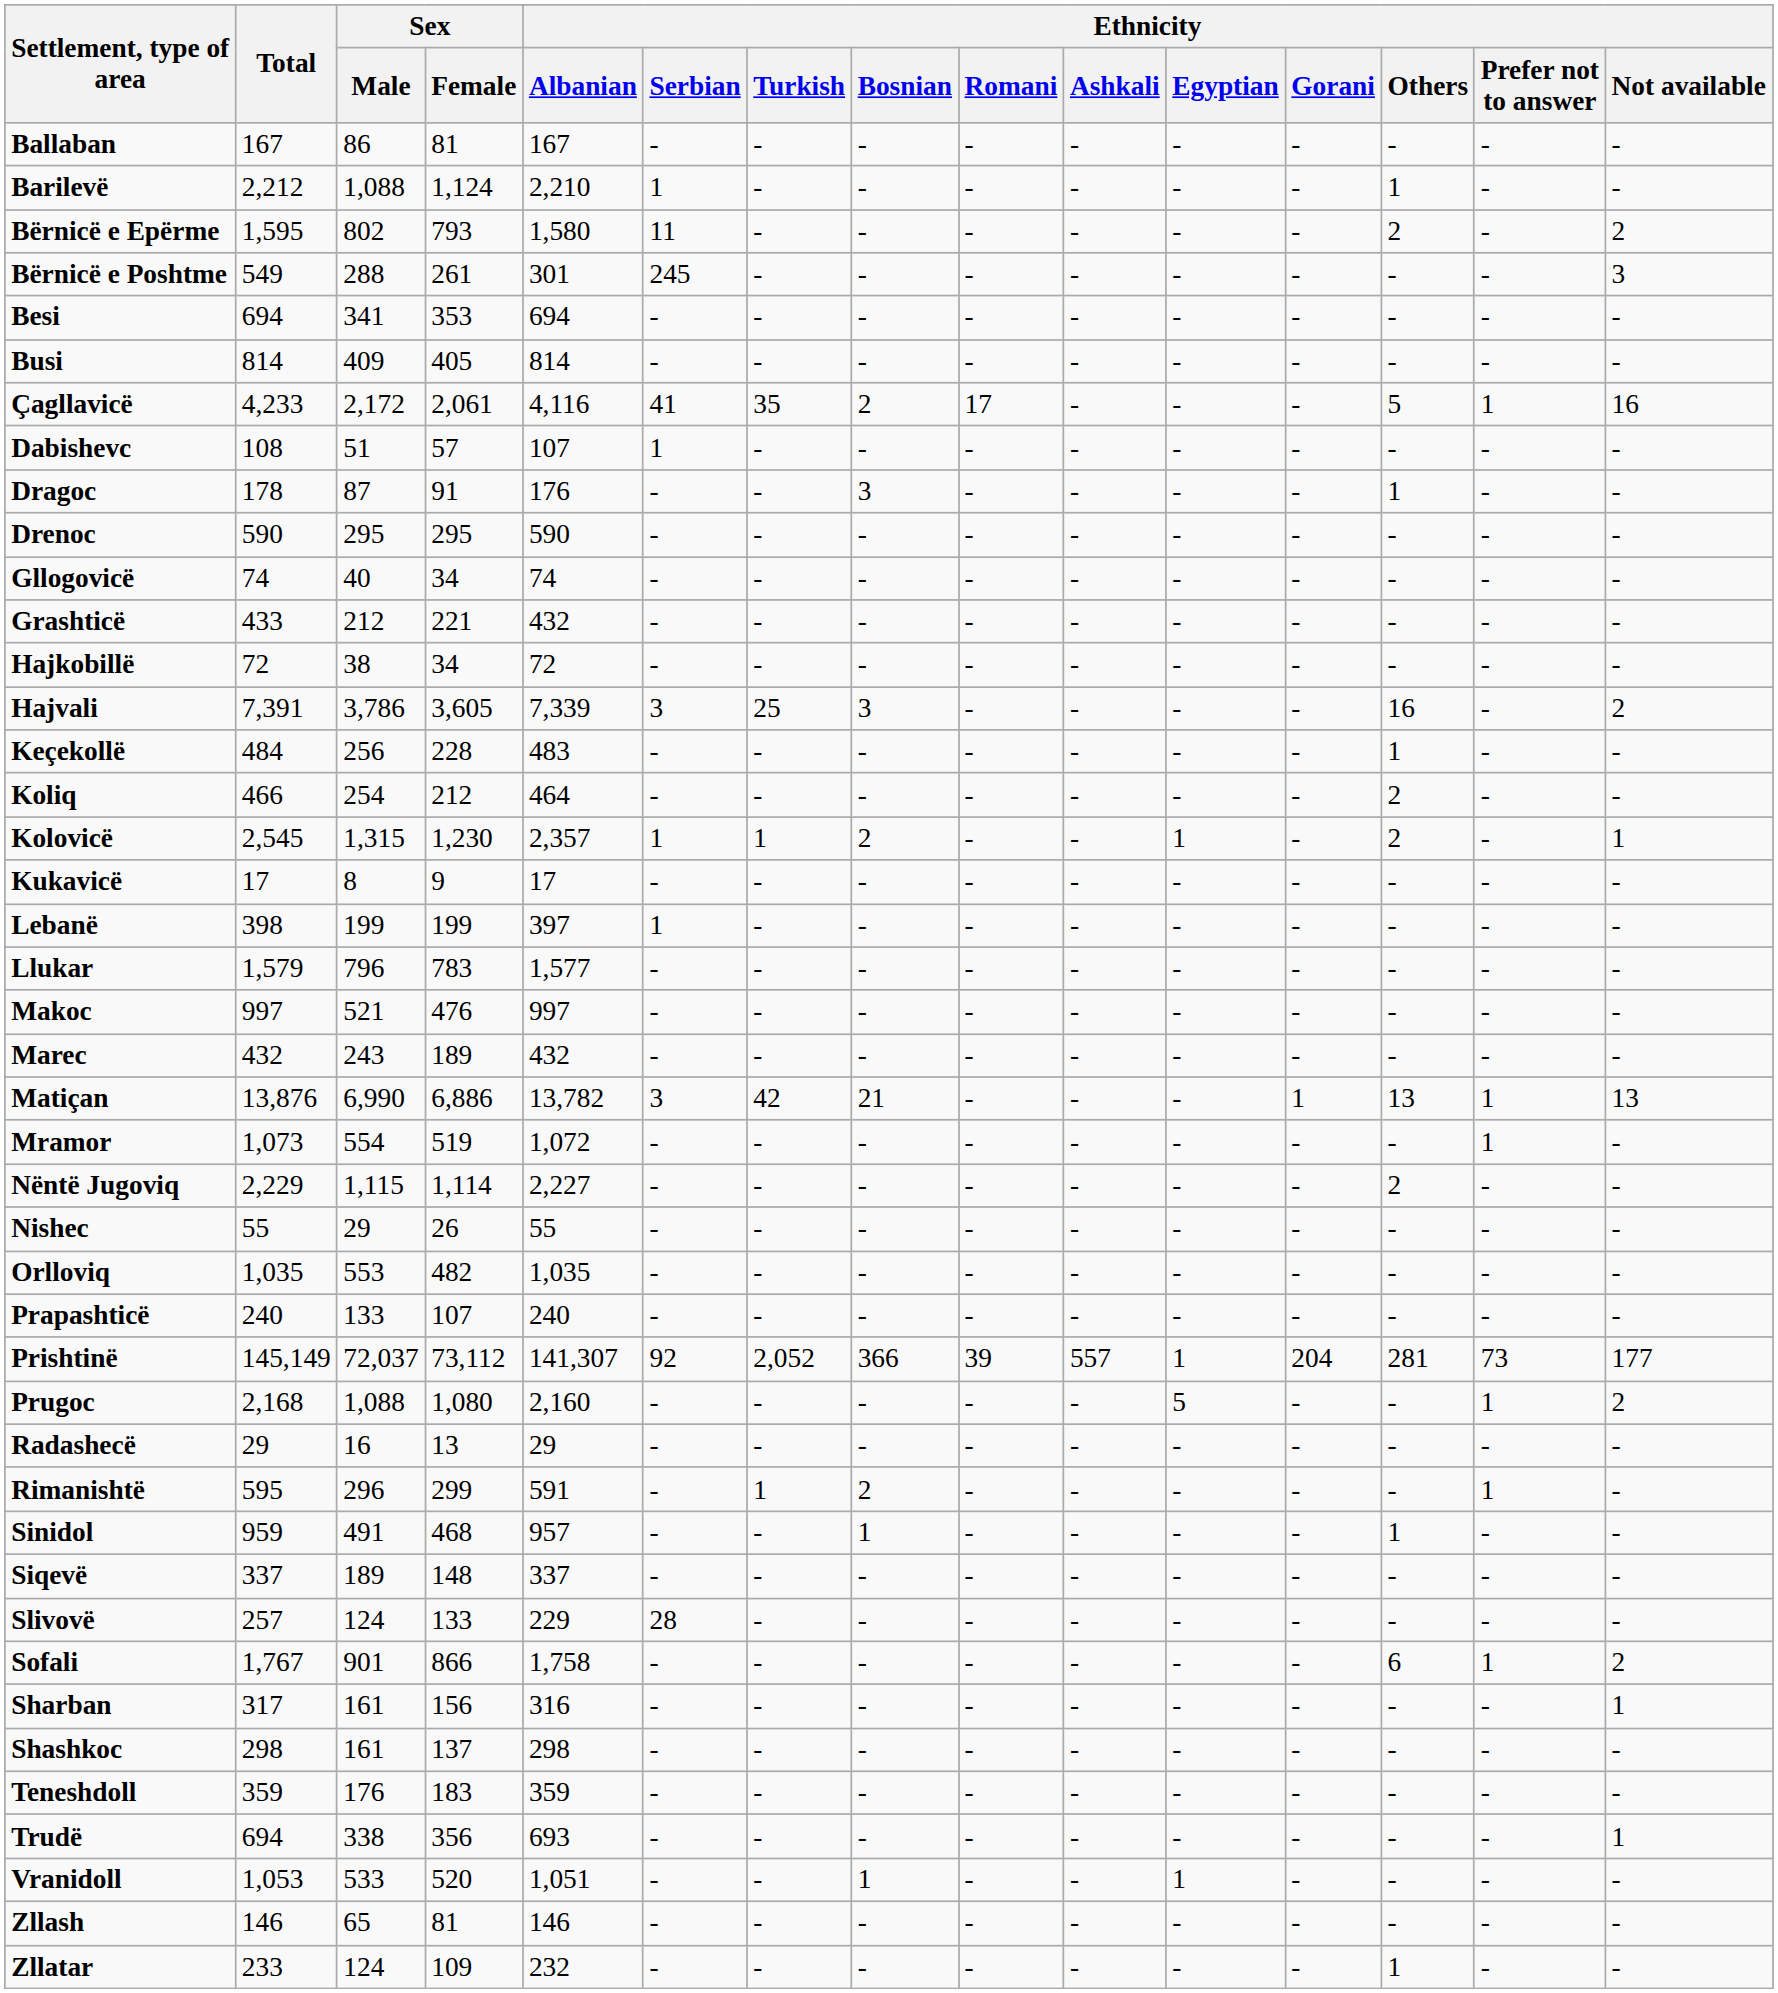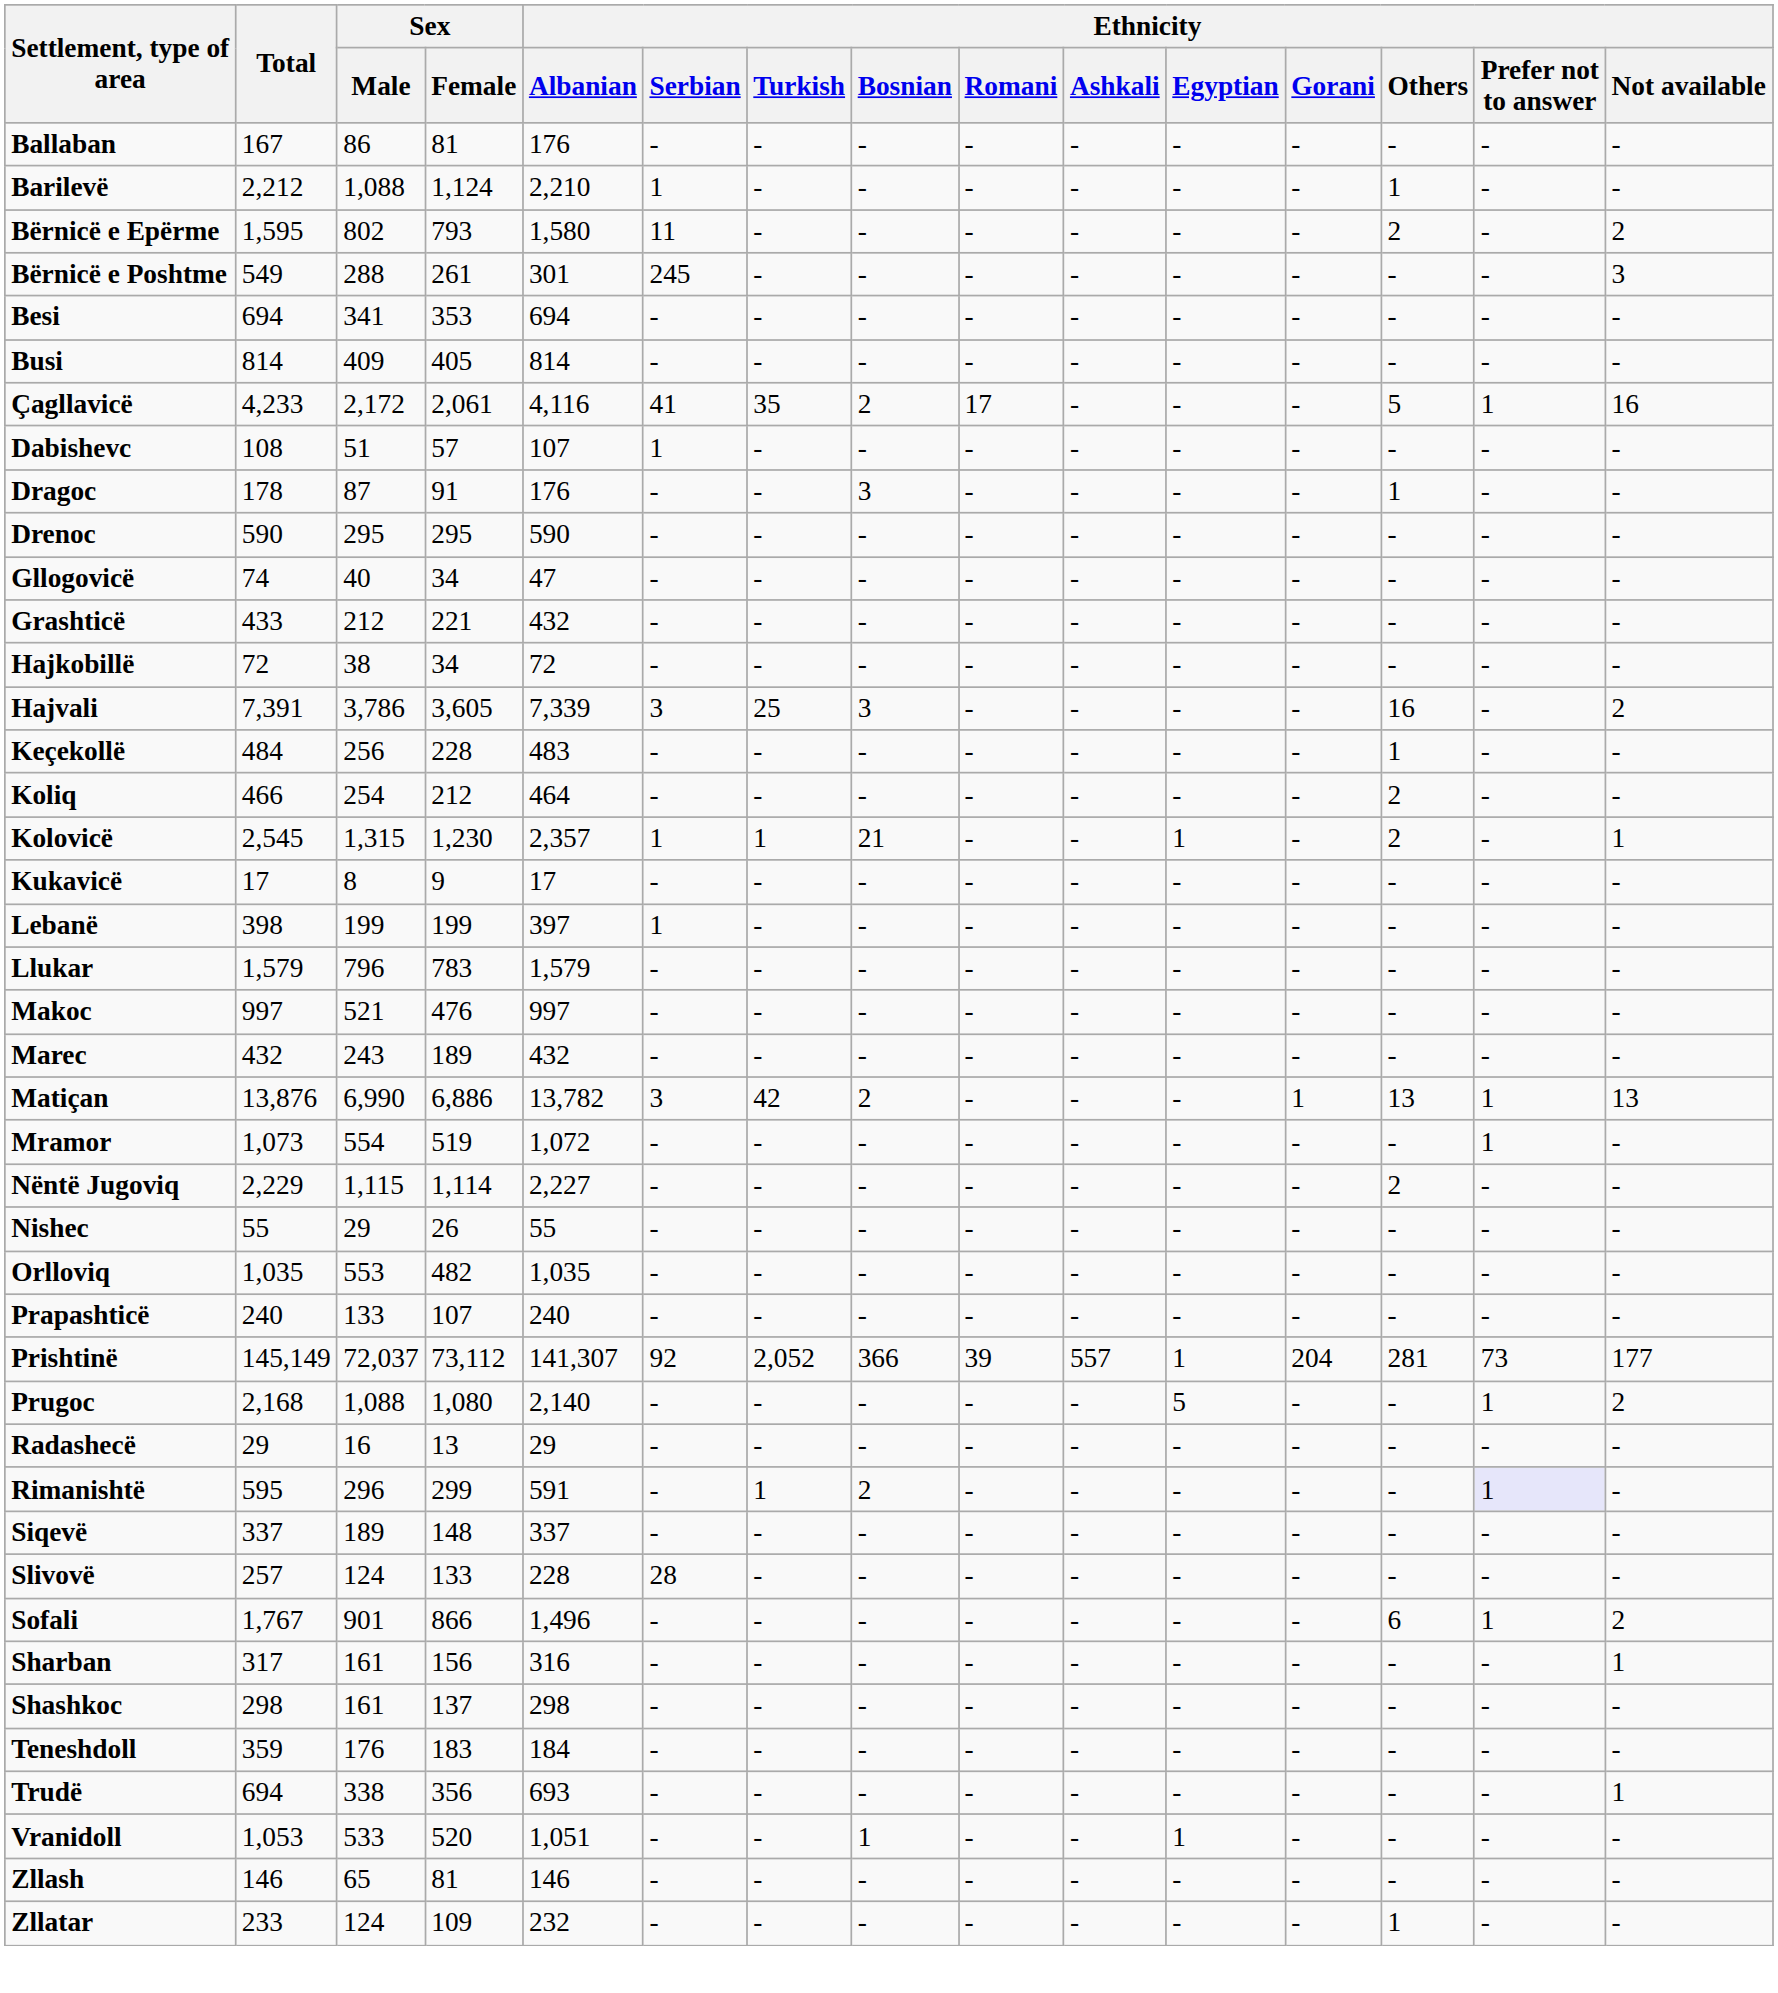(549, 143) 167 -> (549, 143) 176
(543, 577) 74 -> (543, 577) 47
(865, 838) 2 -> (871, 838) 21
(560, 968) 1,577 -> (560, 968) 1,579
(871, 1098) 21 -> (865, 1098) 2
(560, 1402) 2,160 -> (560, 1402) 2,140
(1488, 1488) no background -> (1488, 1488) lavender background
- row: (52, 1532)
(549, 1619) 229 -> (549, 1575) 228
(560, 1662) 1,758 -> (560, 1619) 1,496
(549, 1792) 359 -> (549, 1749) 184
